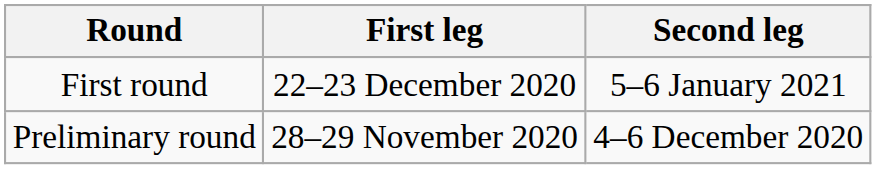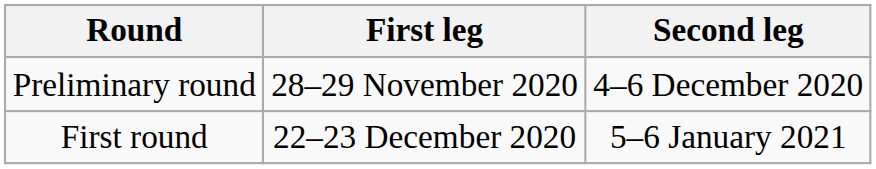rows swapped: (134, 136) <-> (134, 83)
